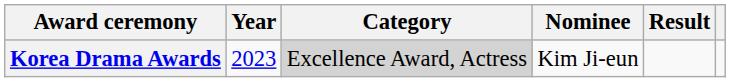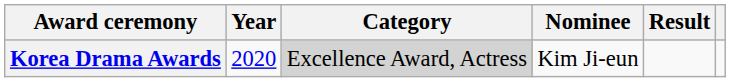(254, 58) 2023 -> (254, 58) 2020
